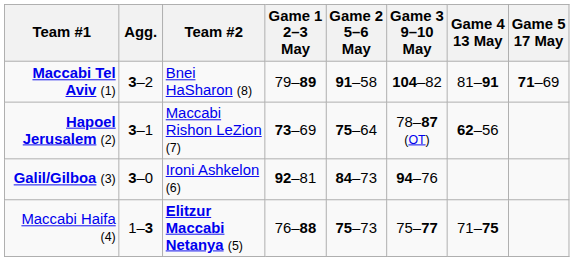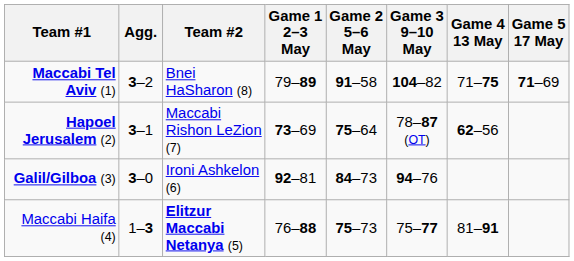(478, 81) 81–91 -> (478, 81) 71–75
(478, 227) 71–75 -> (478, 227) 81–91
